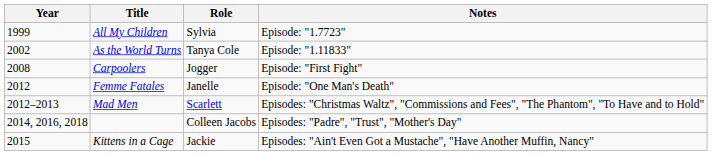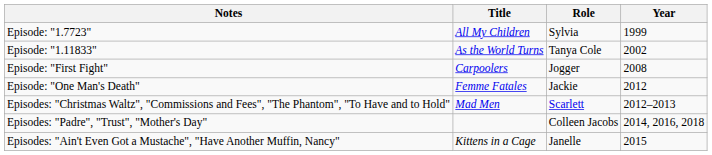columns swapped: (47, 13) <-> (483, 13)
(203, 86) Janelle -> (563, 86) Jackie
(201, 141) Jackie -> (565, 141) Janelle
